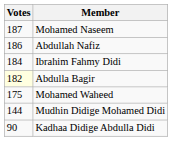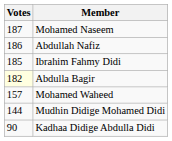(15, 62) 184 -> (15, 62) 185
(15, 95) 175 -> (15, 95) 157
